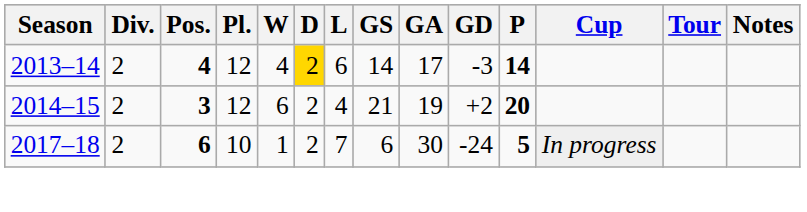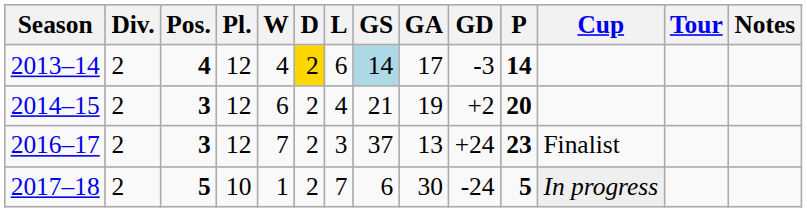(380, 65) no background -> (380, 65) lightblue background
+ row: (55, 145)
(204, 145) 6 -> (204, 186) 5
